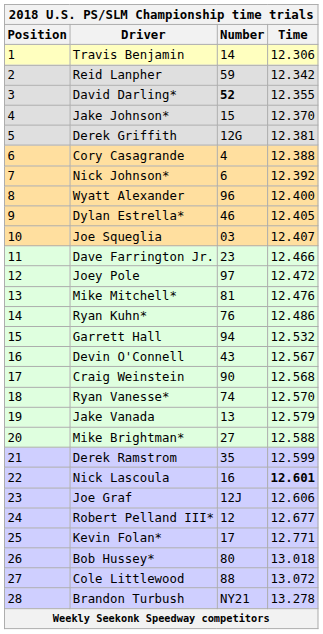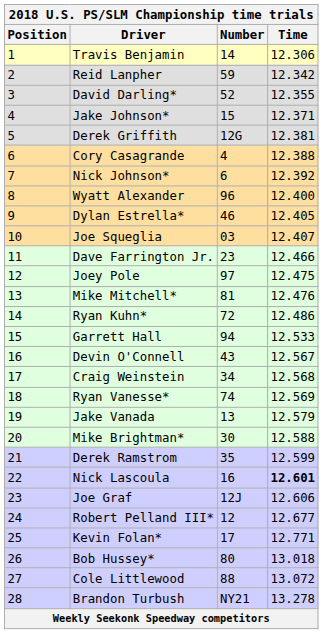(227, 95) bold -> (227, 95) normal
(293, 115) 12.370 -> (293, 115) 12.371
(293, 276) 12.472 -> (293, 276) 12.475
(227, 316) 76 -> (227, 316) 72
(293, 337) 12.532 -> (293, 337) 12.533
(227, 377) 90 -> (227, 377) 34
(293, 397) 12.570 -> (293, 397) 12.569
(227, 437) 27 -> (227, 437) 30
